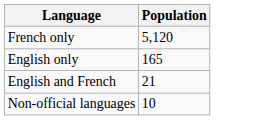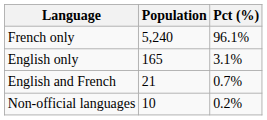+ column: (236, 15)
(157, 37) 5,120 -> (157, 37) 5,240
